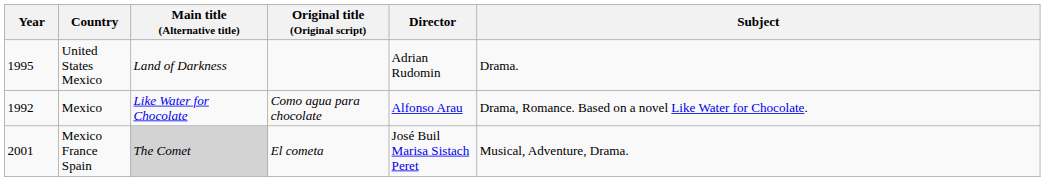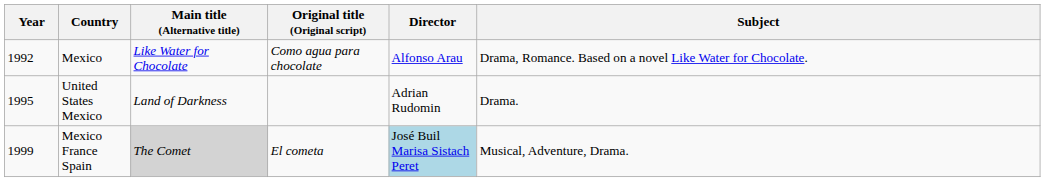rows swapped: (82, 108) <-> (82, 65)
(21, 151) 2001 -> (21, 151) 1999
(430, 151) no background -> (430, 151) lightblue background
